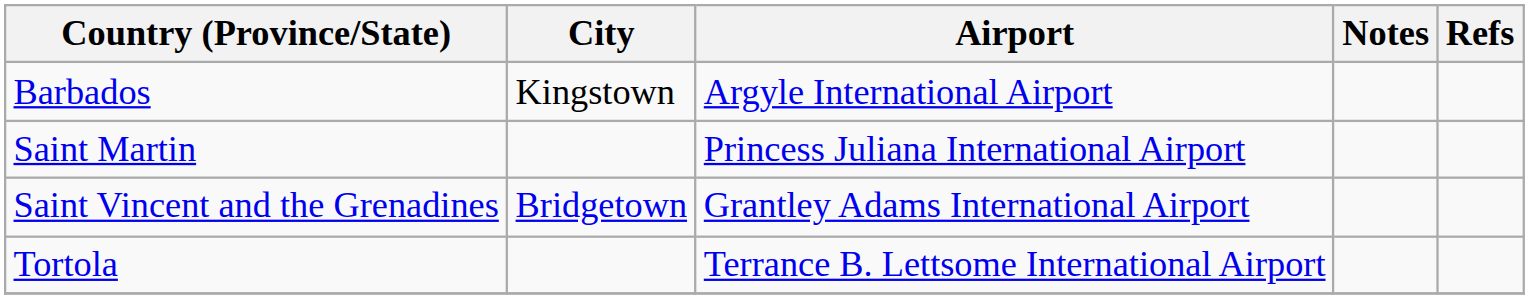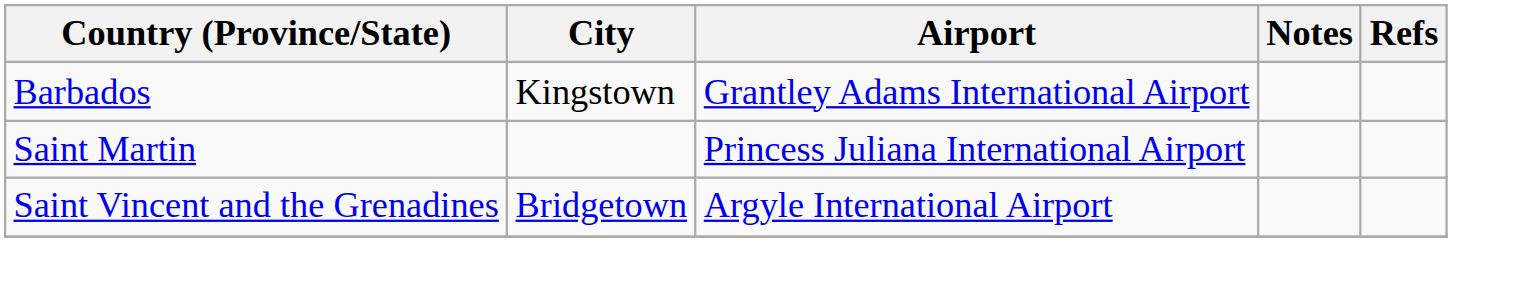(908, 90) Argyle International Airport -> (977, 90) Grantley Adams International Airport
(977, 206) Grantley Adams International Airport -> (908, 206) Argyle International Airport
- row: (66, 263)
